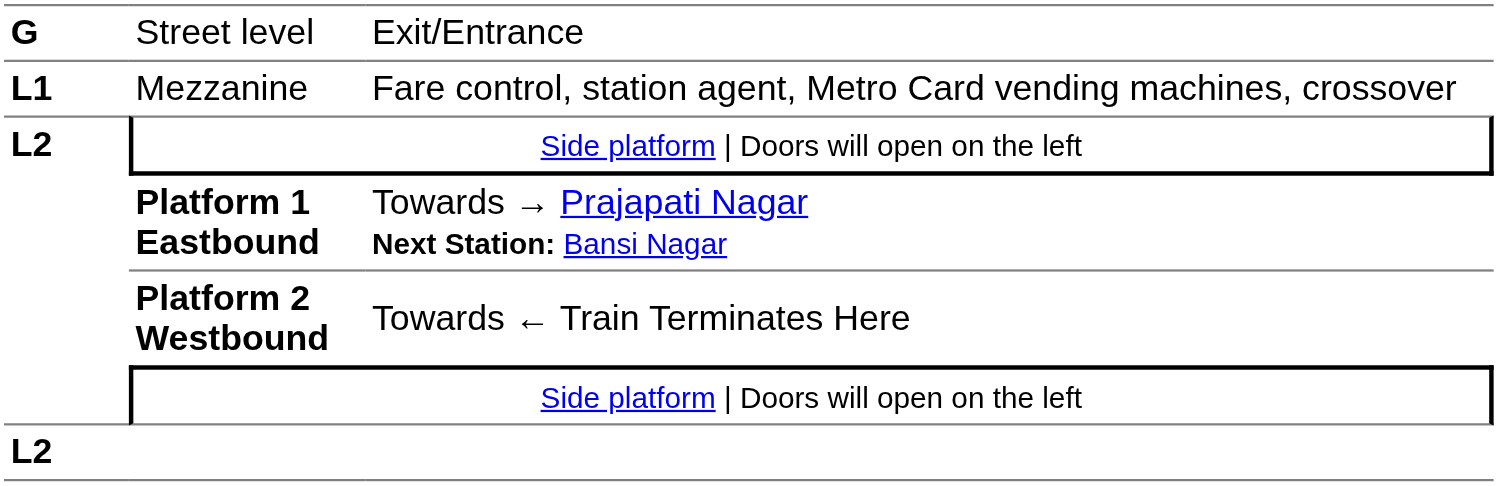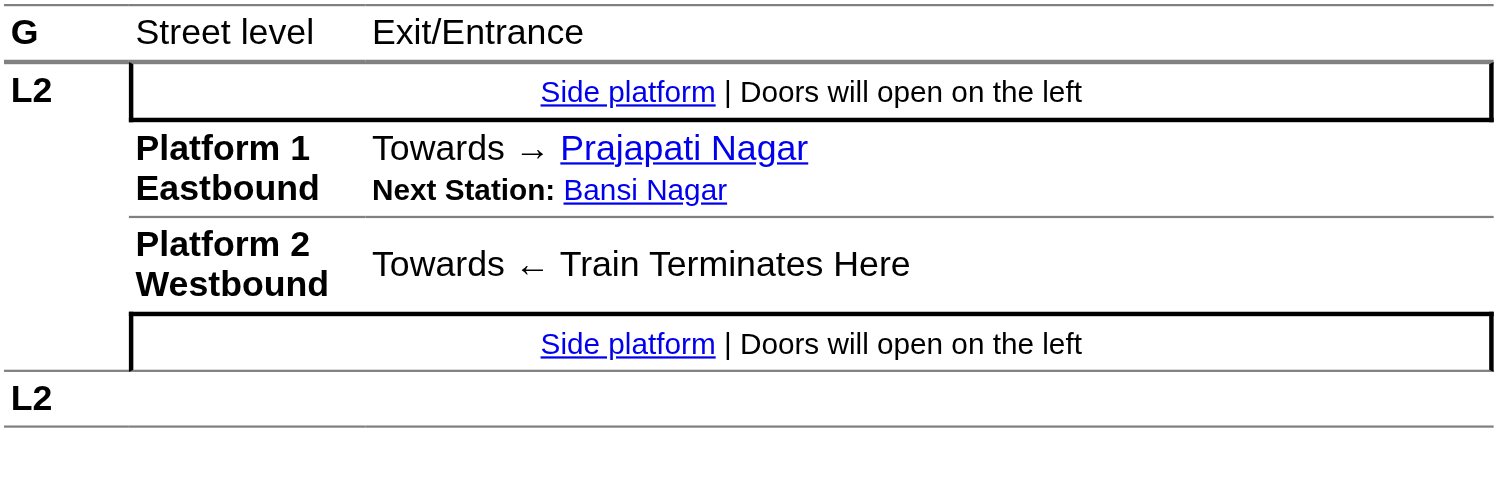- row: (222, 88)
